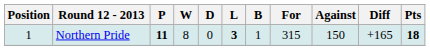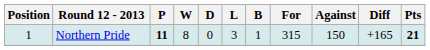(234, 34) bold -> (234, 34) normal
(413, 34) 18 -> (413, 34) 21
